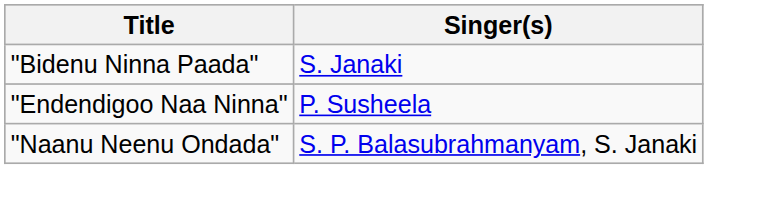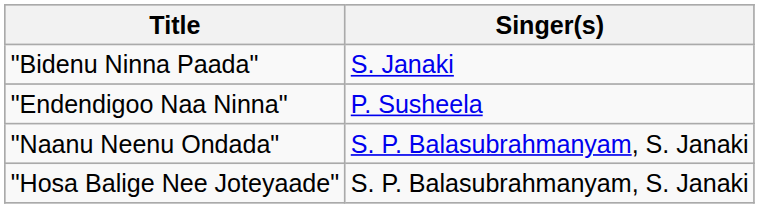+ row: (175, 184)
